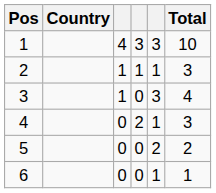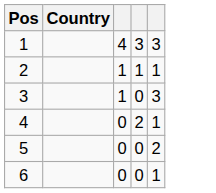- column: (188, 18)
